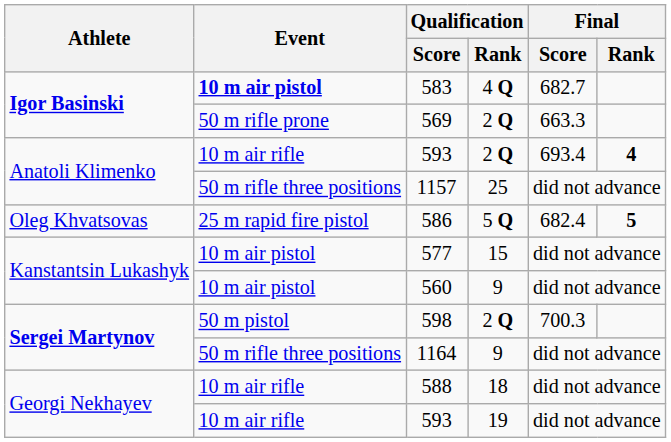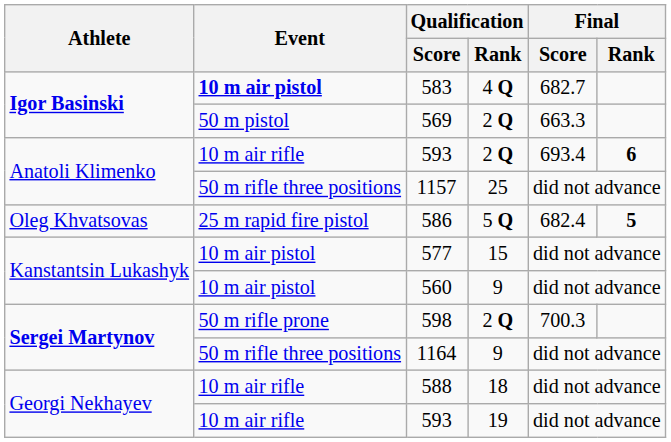(264, 121) 50 m rifle prone -> (244, 121) 50 m pistol
(631, 154) 4 -> (631, 154) 6
(244, 320) 50 m pistol -> (264, 320) 50 m rifle prone
